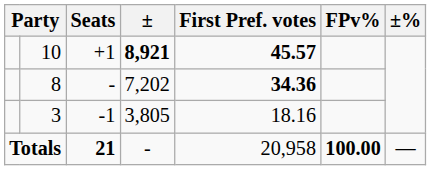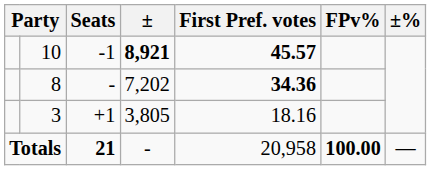(105, 52) +1 -> (107, 52) -1
(107, 116) -1 -> (105, 116) +1
